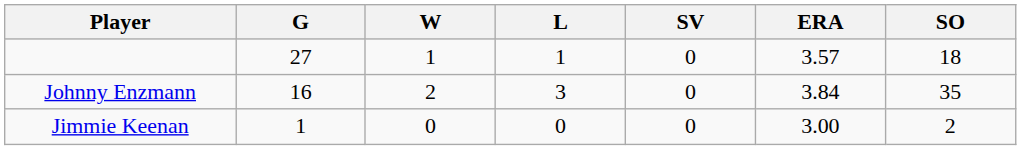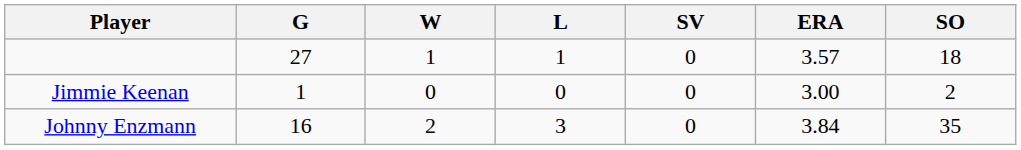rows swapped: (120, 91) <-> (120, 126)
